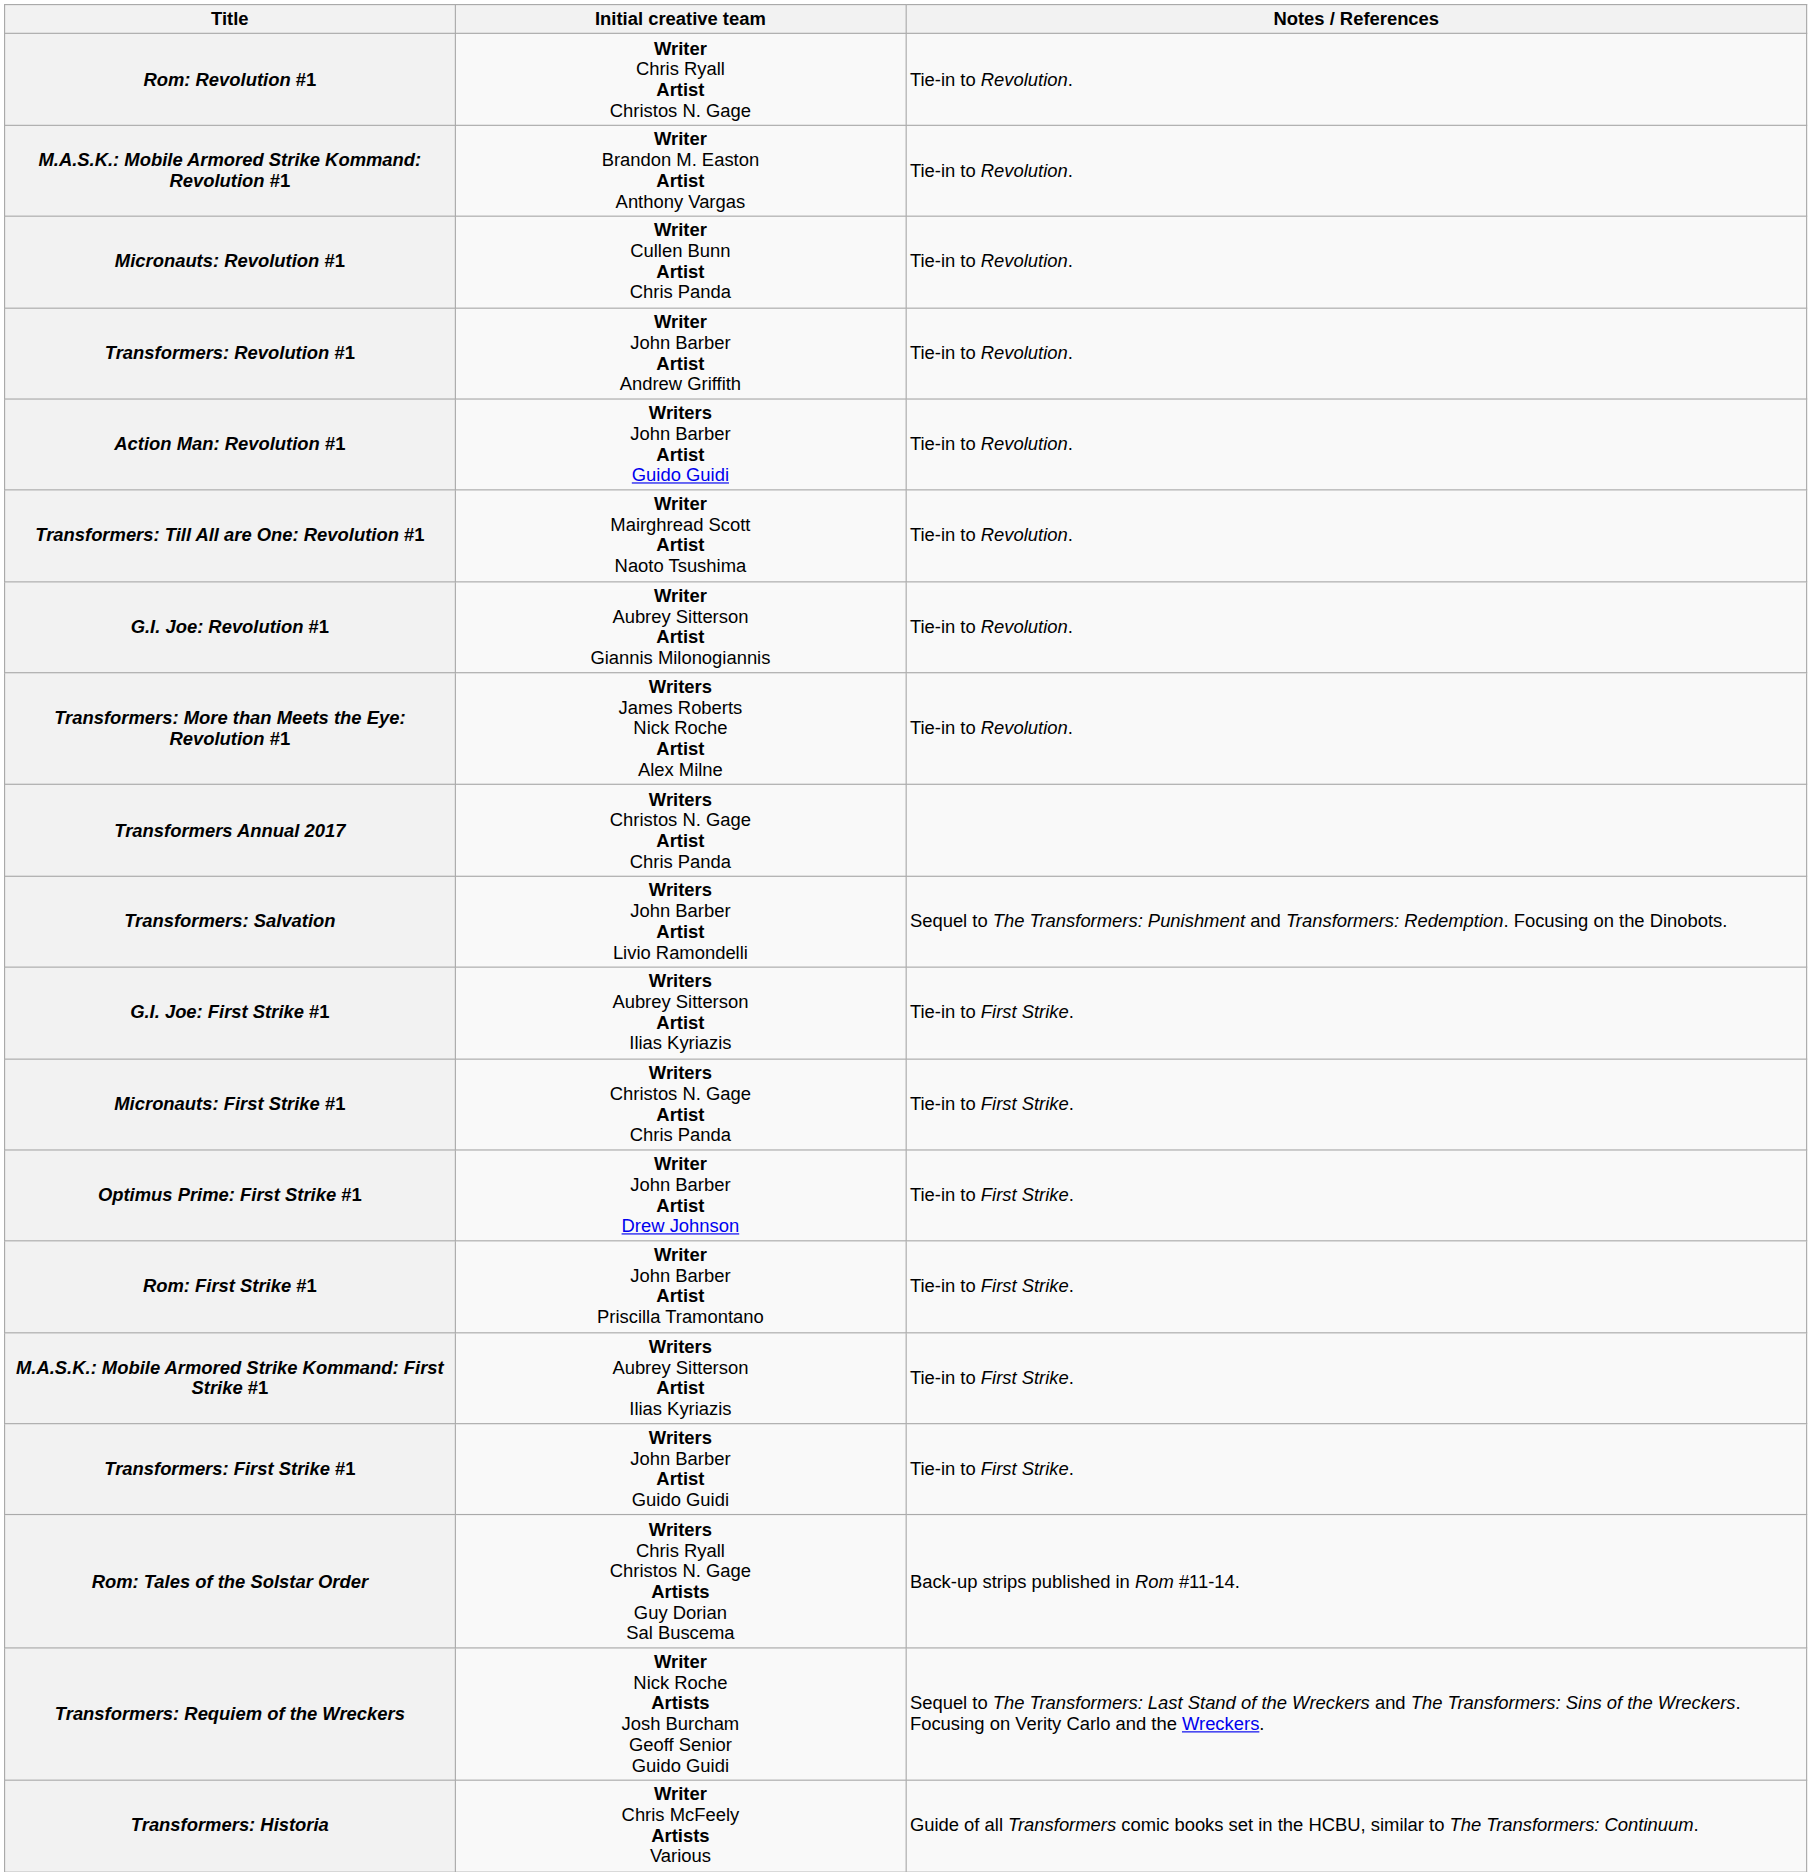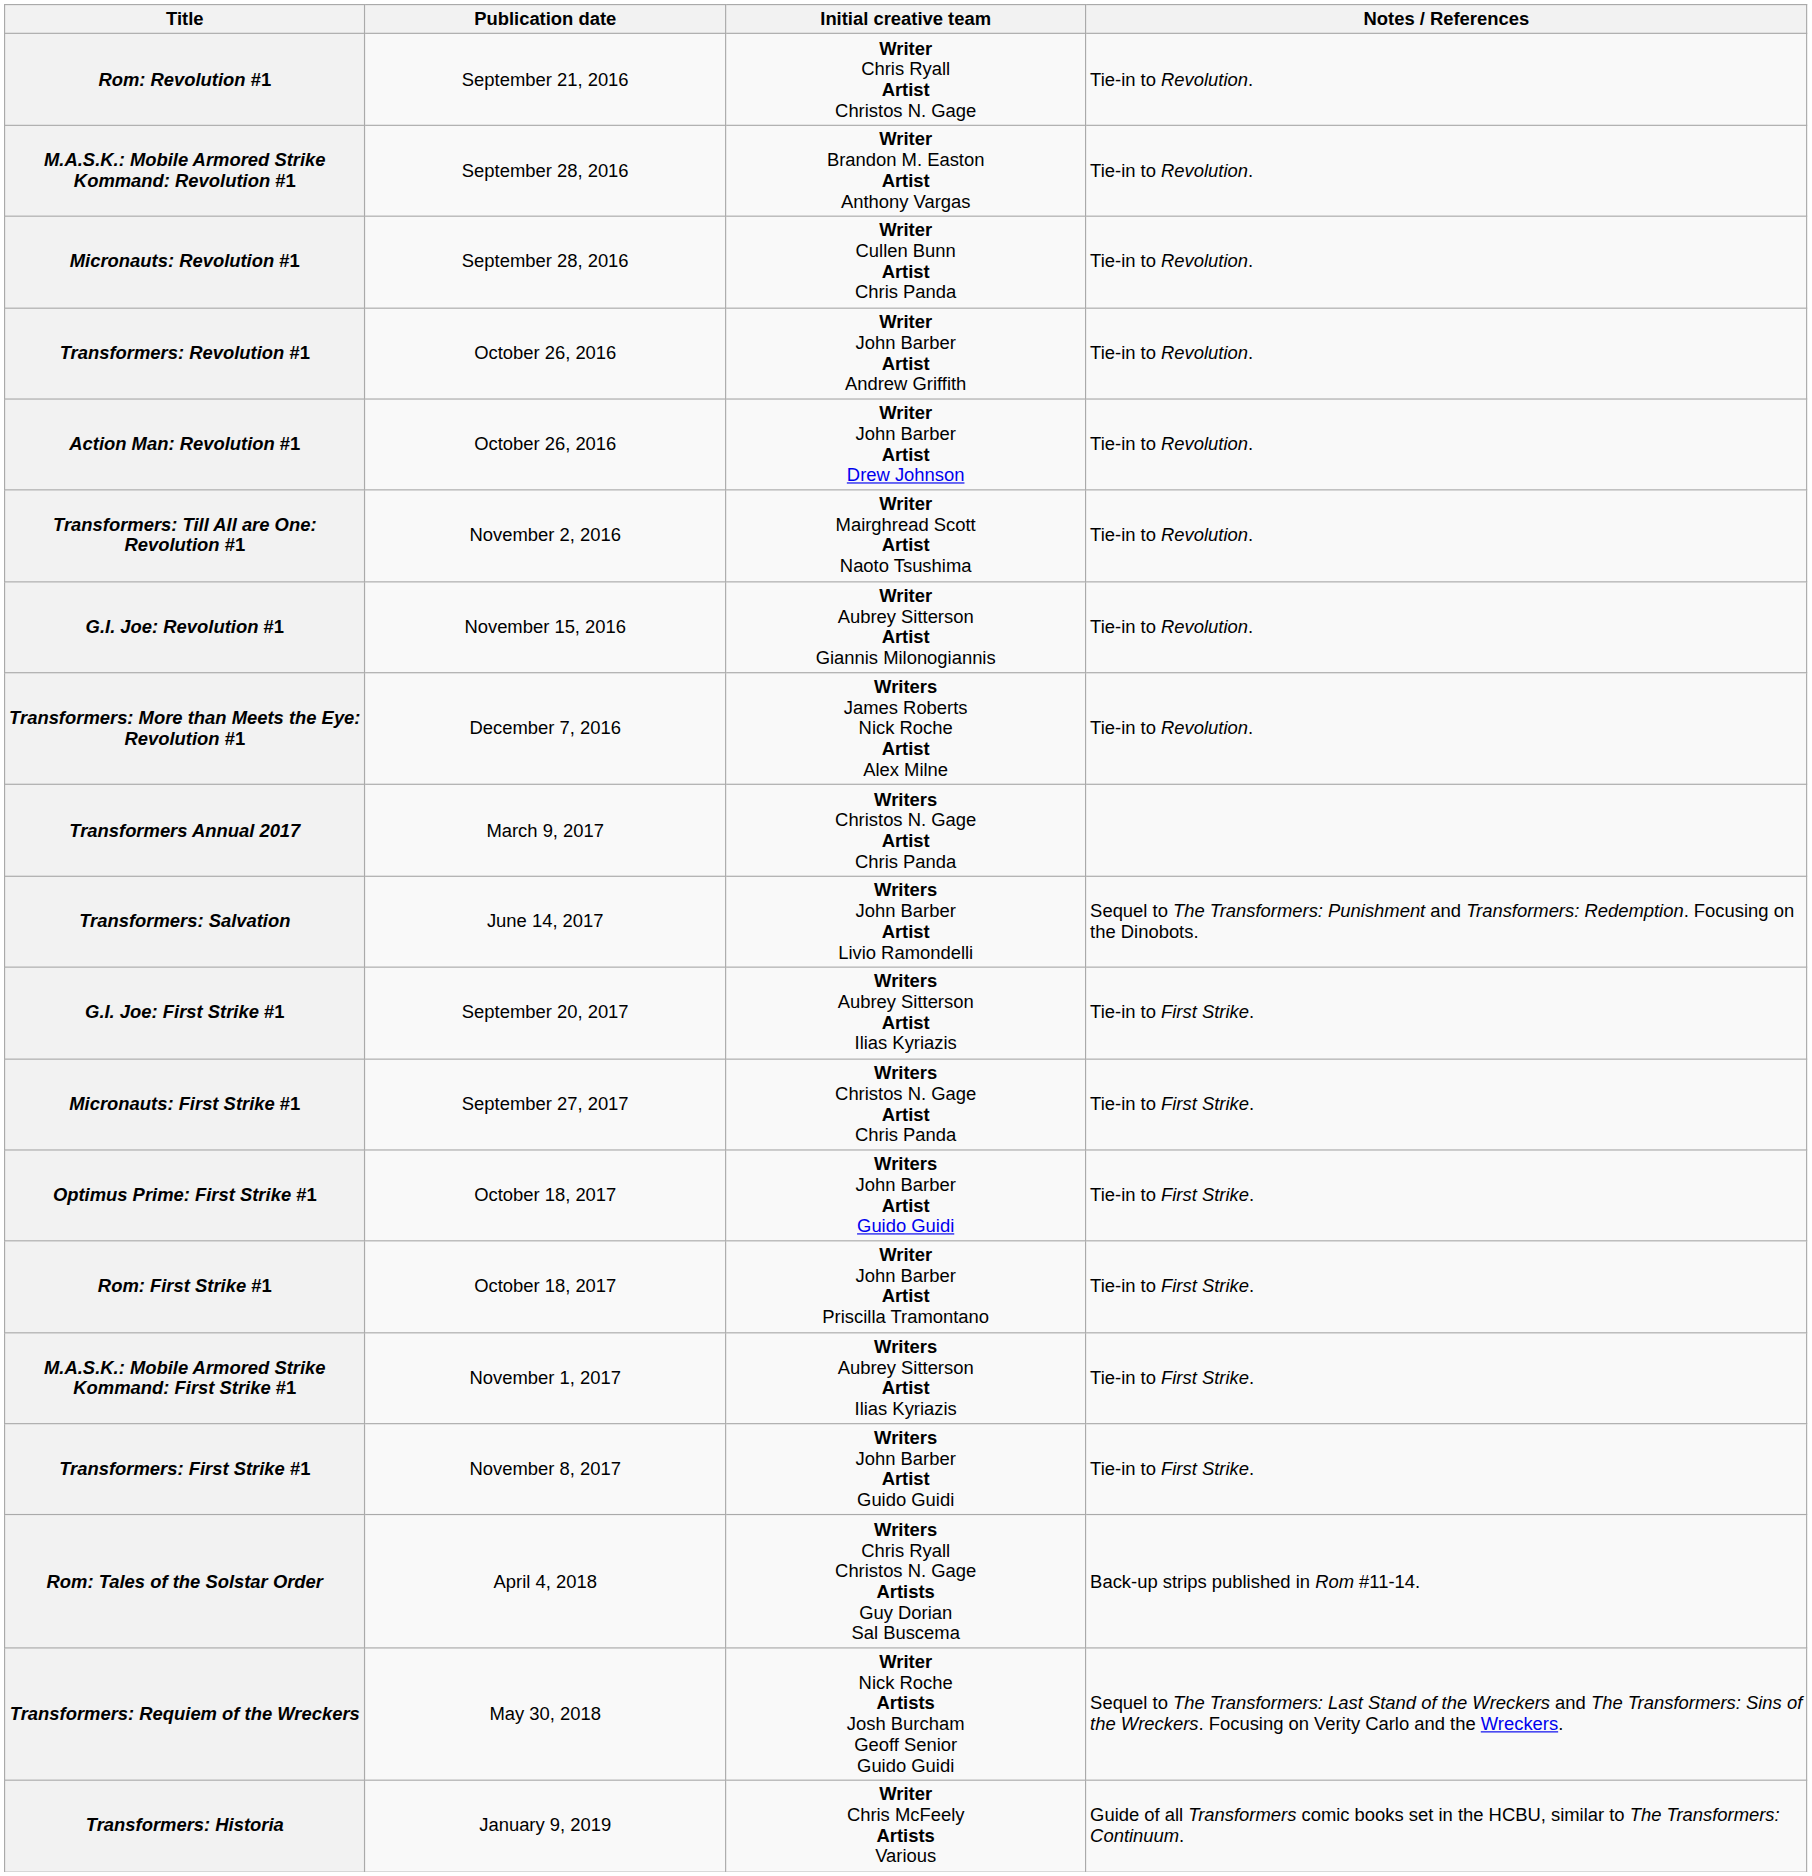+ column: (545, 19)
(680, 444) Writers John Barber Artist Guido Guidi -> (906, 444) Writer John Barber Artist Drew Johnson
(680, 1195) Writer John Barber Artist Drew Johnson -> (906, 1195) Writers John Barber Artist Guido Guidi
